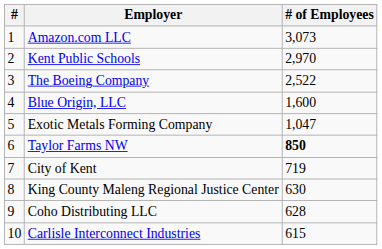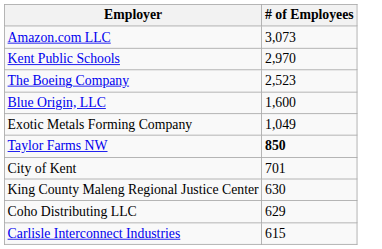- column: (14, 15)
(301, 80) 2,522 -> (281, 80) 2,523
(301, 124) 1,047 -> (281, 124) 1,049
(295, 168) 719 -> (275, 168) 701
(295, 211) 628 -> (275, 211) 629
